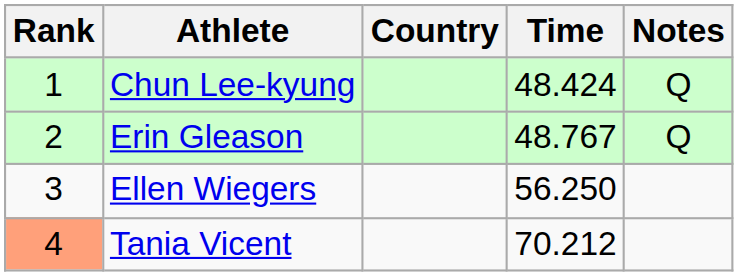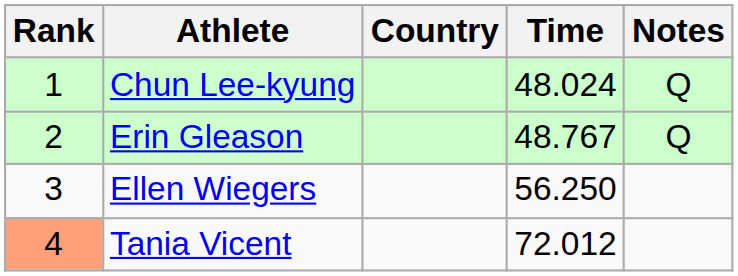(565, 84) 48.424 -> (565, 84) 48.024
(565, 243) 70.212 -> (565, 243) 72.012
